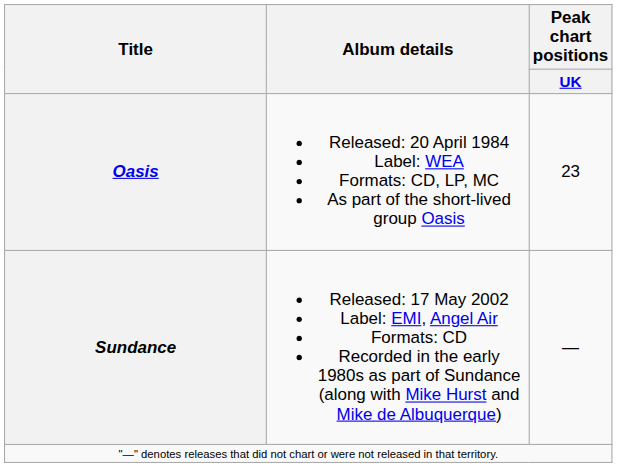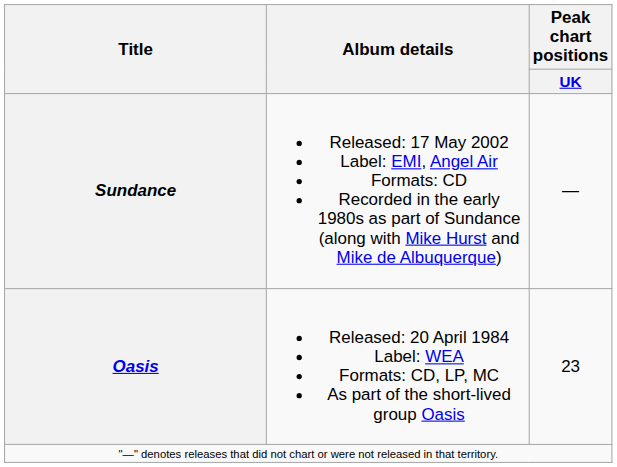rows swapped: (136, 171) <-> (136, 347)
